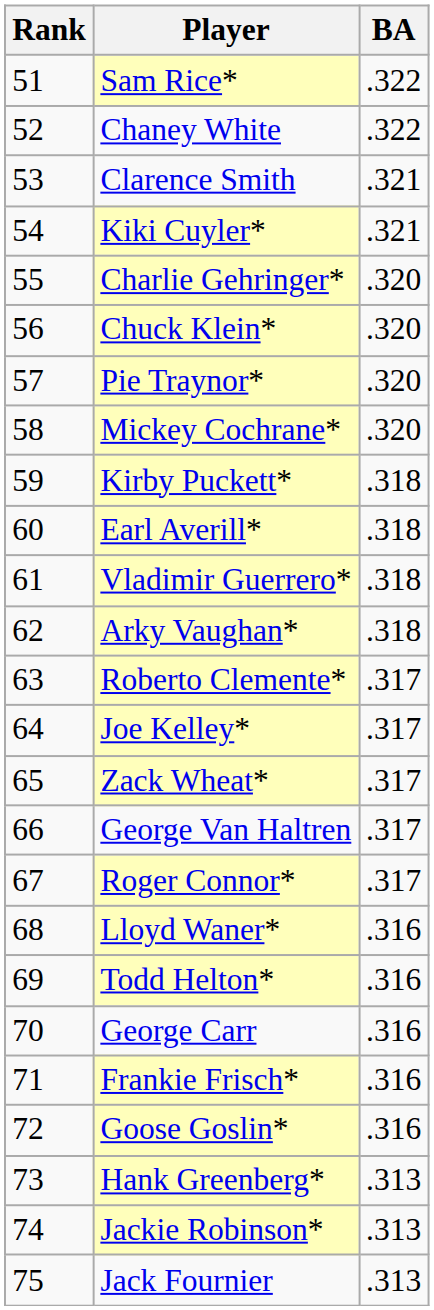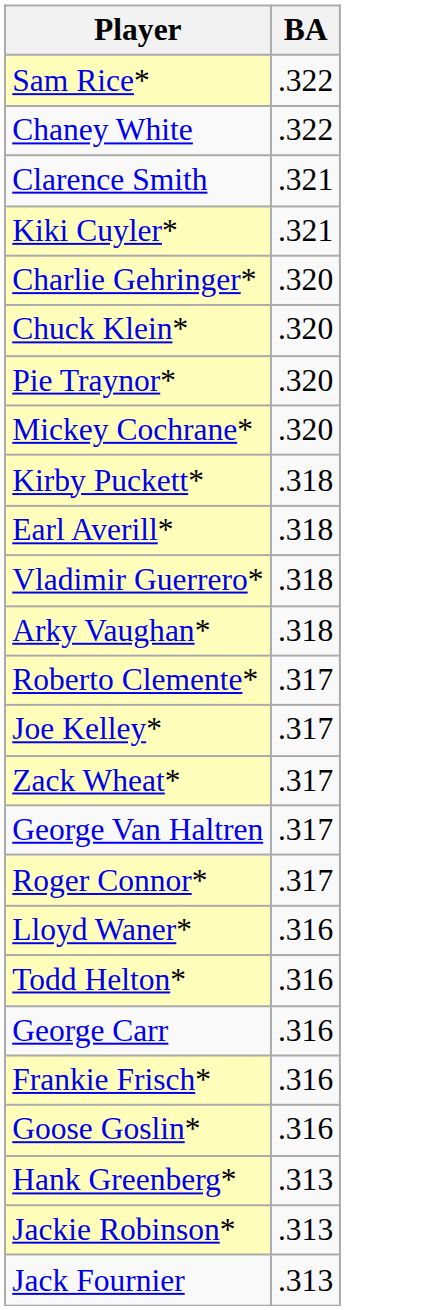- column: (49, 30)
